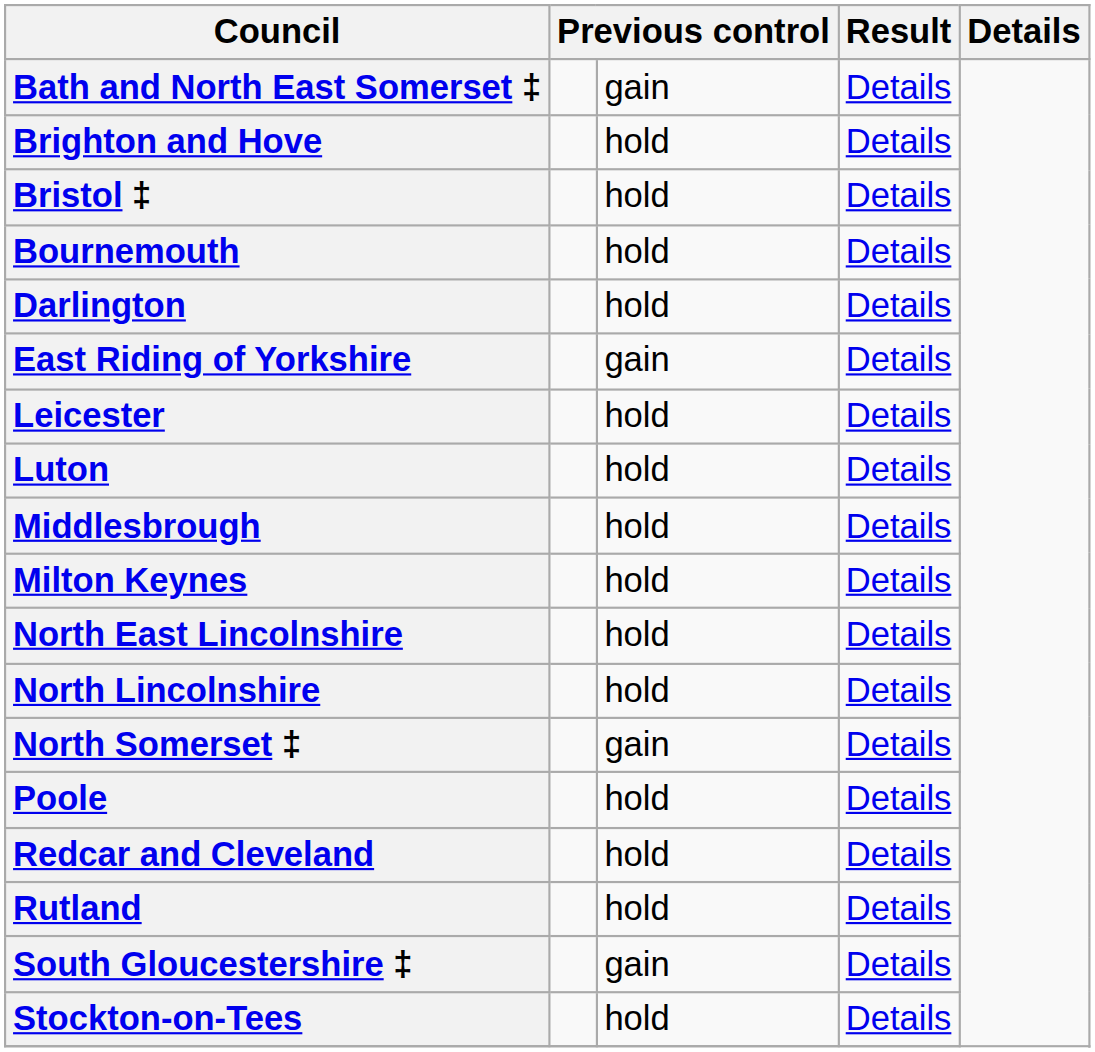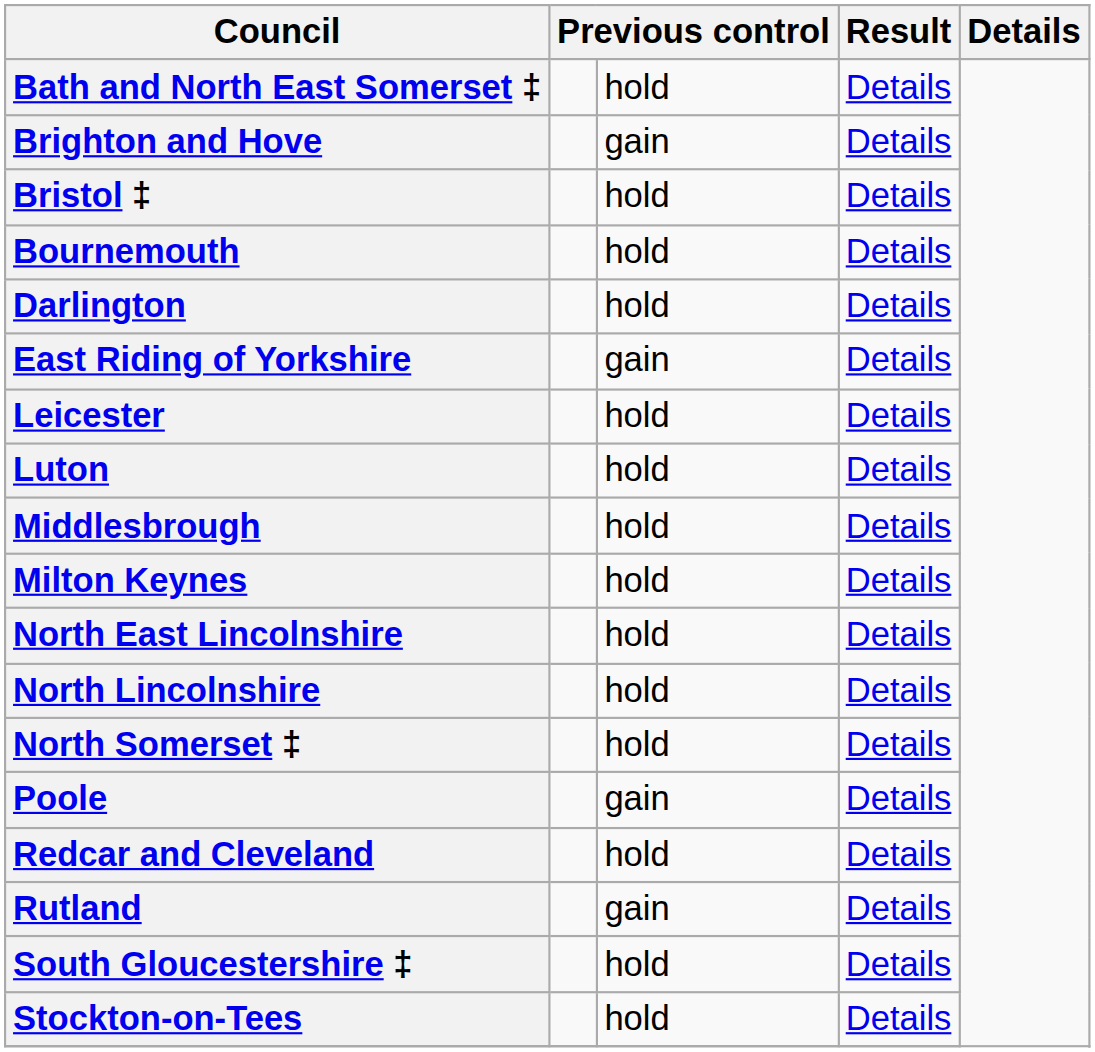(637, 86) gain -> (637, 86) hold
(637, 141) hold -> (637, 141) gain
(637, 744) gain -> (637, 744) hold
(637, 799) hold -> (637, 799) gain
(637, 908) hold -> (637, 908) gain
(637, 963) gain -> (637, 963) hold
